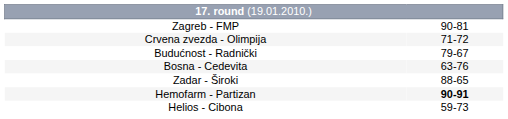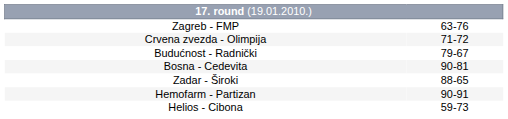(455, 26) 90-81 -> (455, 26) 63-76
(455, 67) 63-76 -> (455, 67) 90-81
(455, 94) bold -> (455, 94) normal
